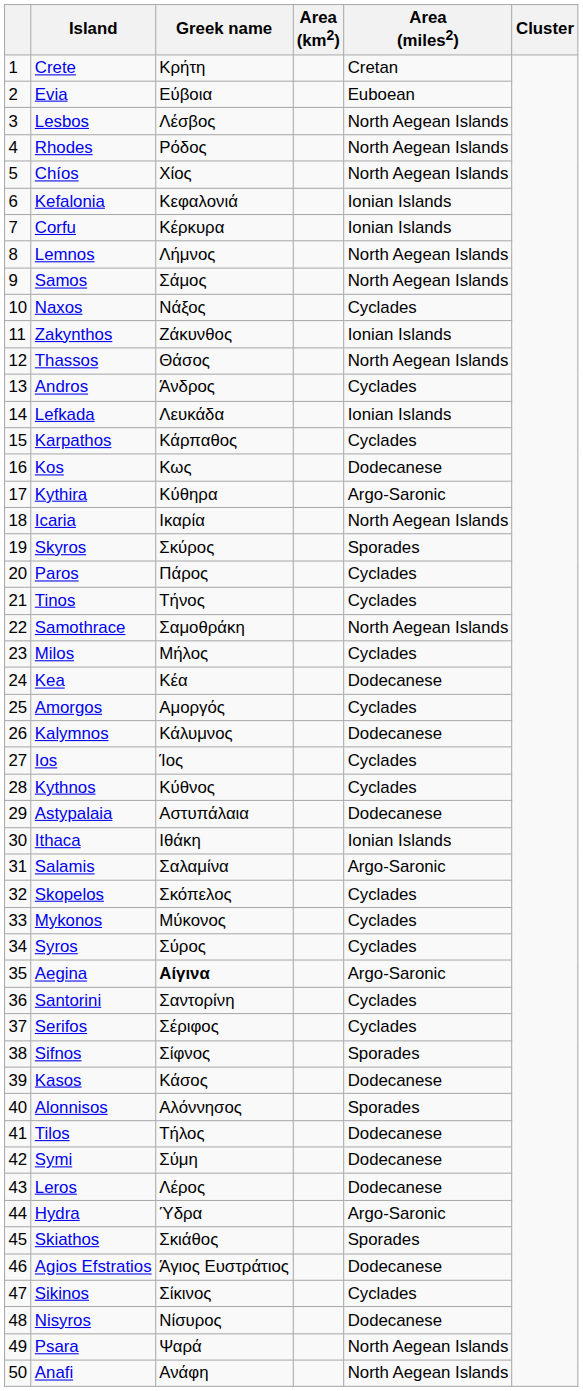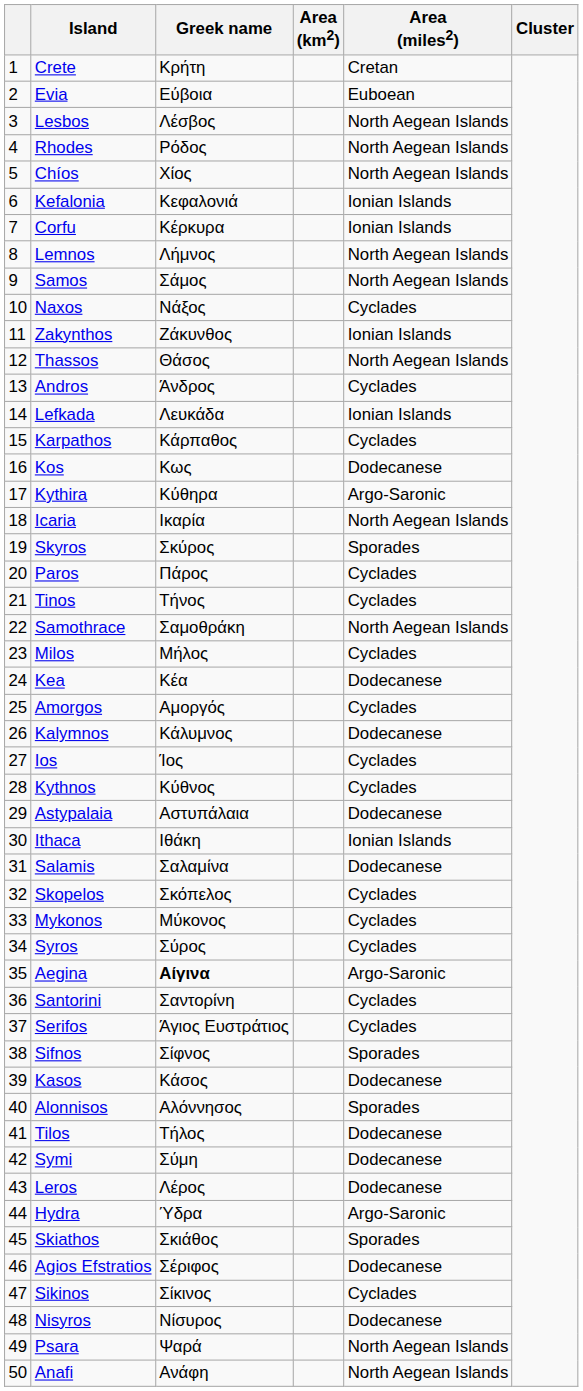(397, 867) Argo-Saronic -> (395, 867) Dodecanese
(189, 1027) Σέριφος -> (224, 1027) Άγιος Ευστράτιος
(224, 1266) Άγιος Ευστράτιος -> (189, 1266) Σέριφος
